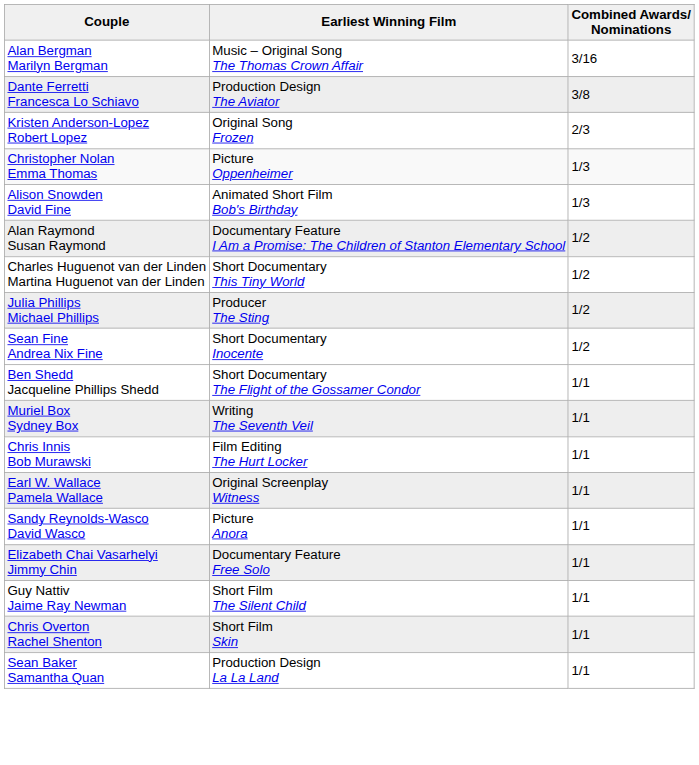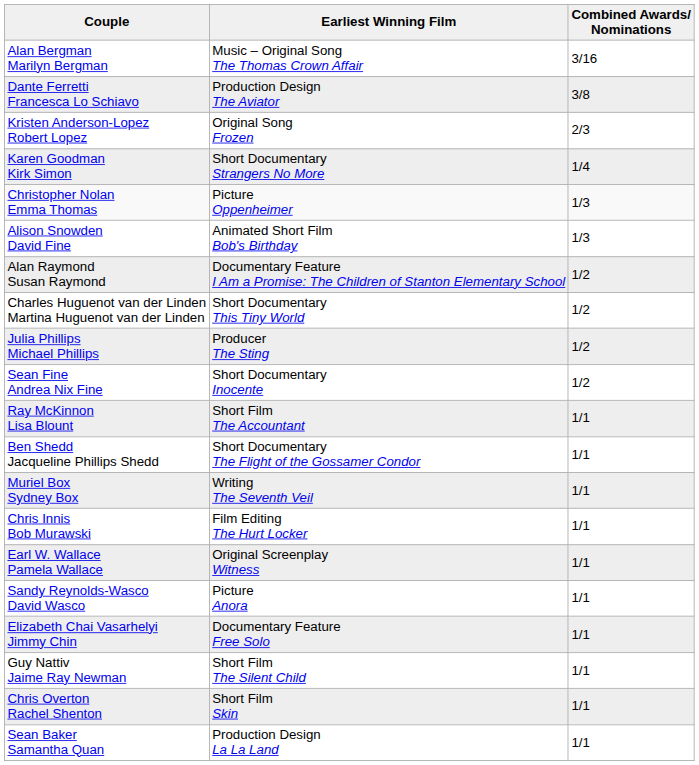+ row: (56, 166)
+ row: (51, 418)
